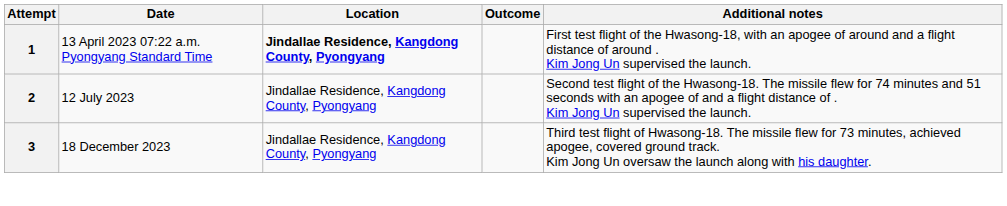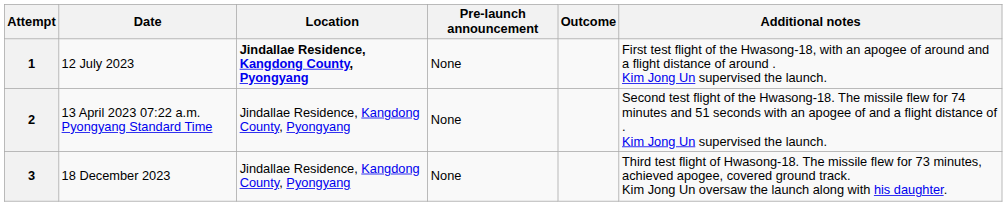+ column: (493, 21)
(137, 49) 13 April 2023 07:22 a.m. Pyongyang Standard Time -> (98, 63) 12 July 2023
(98, 98) 12 July 2023 -> (137, 120) 13 April 2023 07:22 a.m. Pyongyang Standard Time
